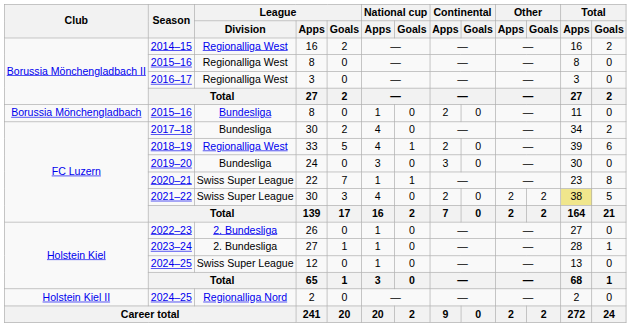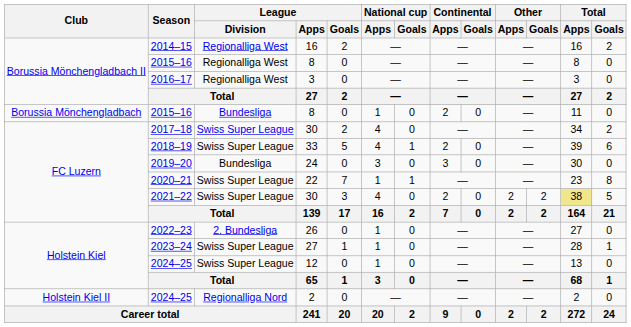(245, 130) Bundesliga -> (245, 130) Swiss Super League
(245, 146) Regionalliga West -> (245, 146) Swiss Super League
(245, 247) 2. Bundesliga -> (245, 247) Swiss Super League
